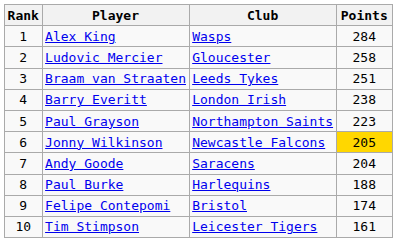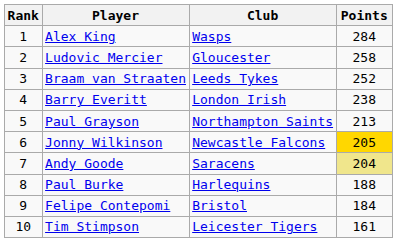(364, 79) 251 -> (364, 79) 252
(364, 121) 223 -> (364, 121) 213
(364, 163) no background -> (364, 163) khaki background
(364, 206) 174 -> (364, 206) 184
